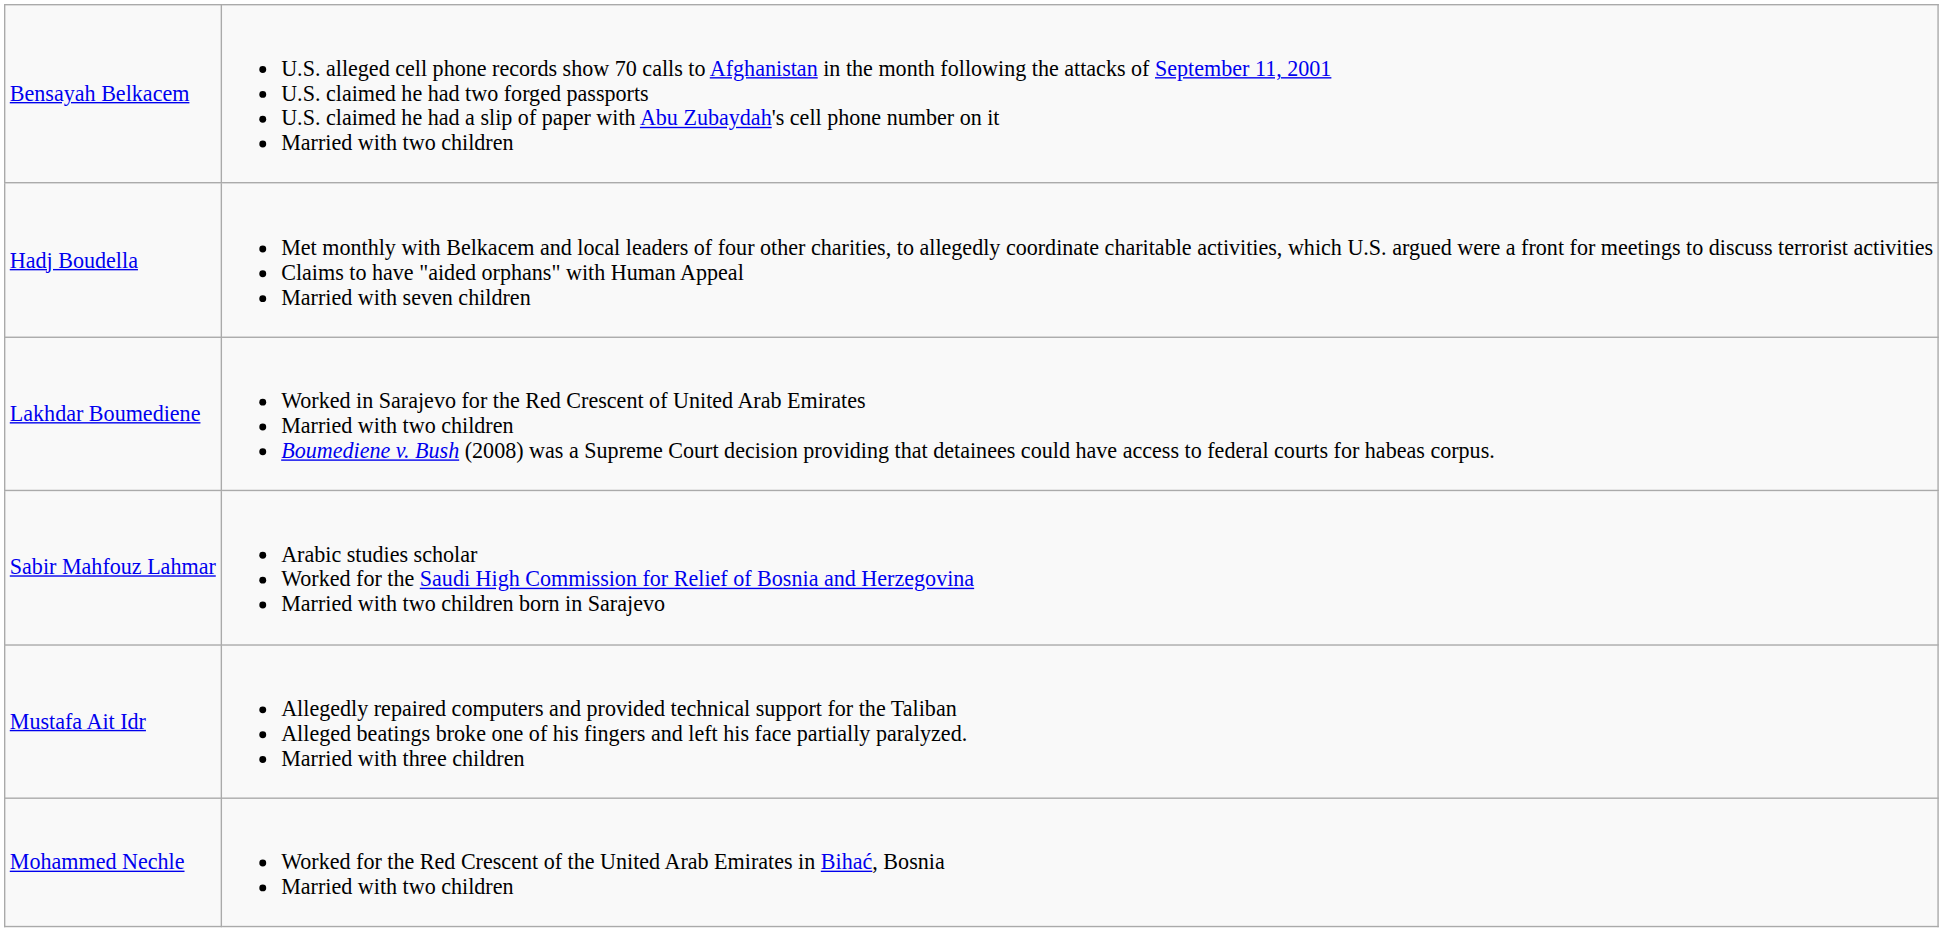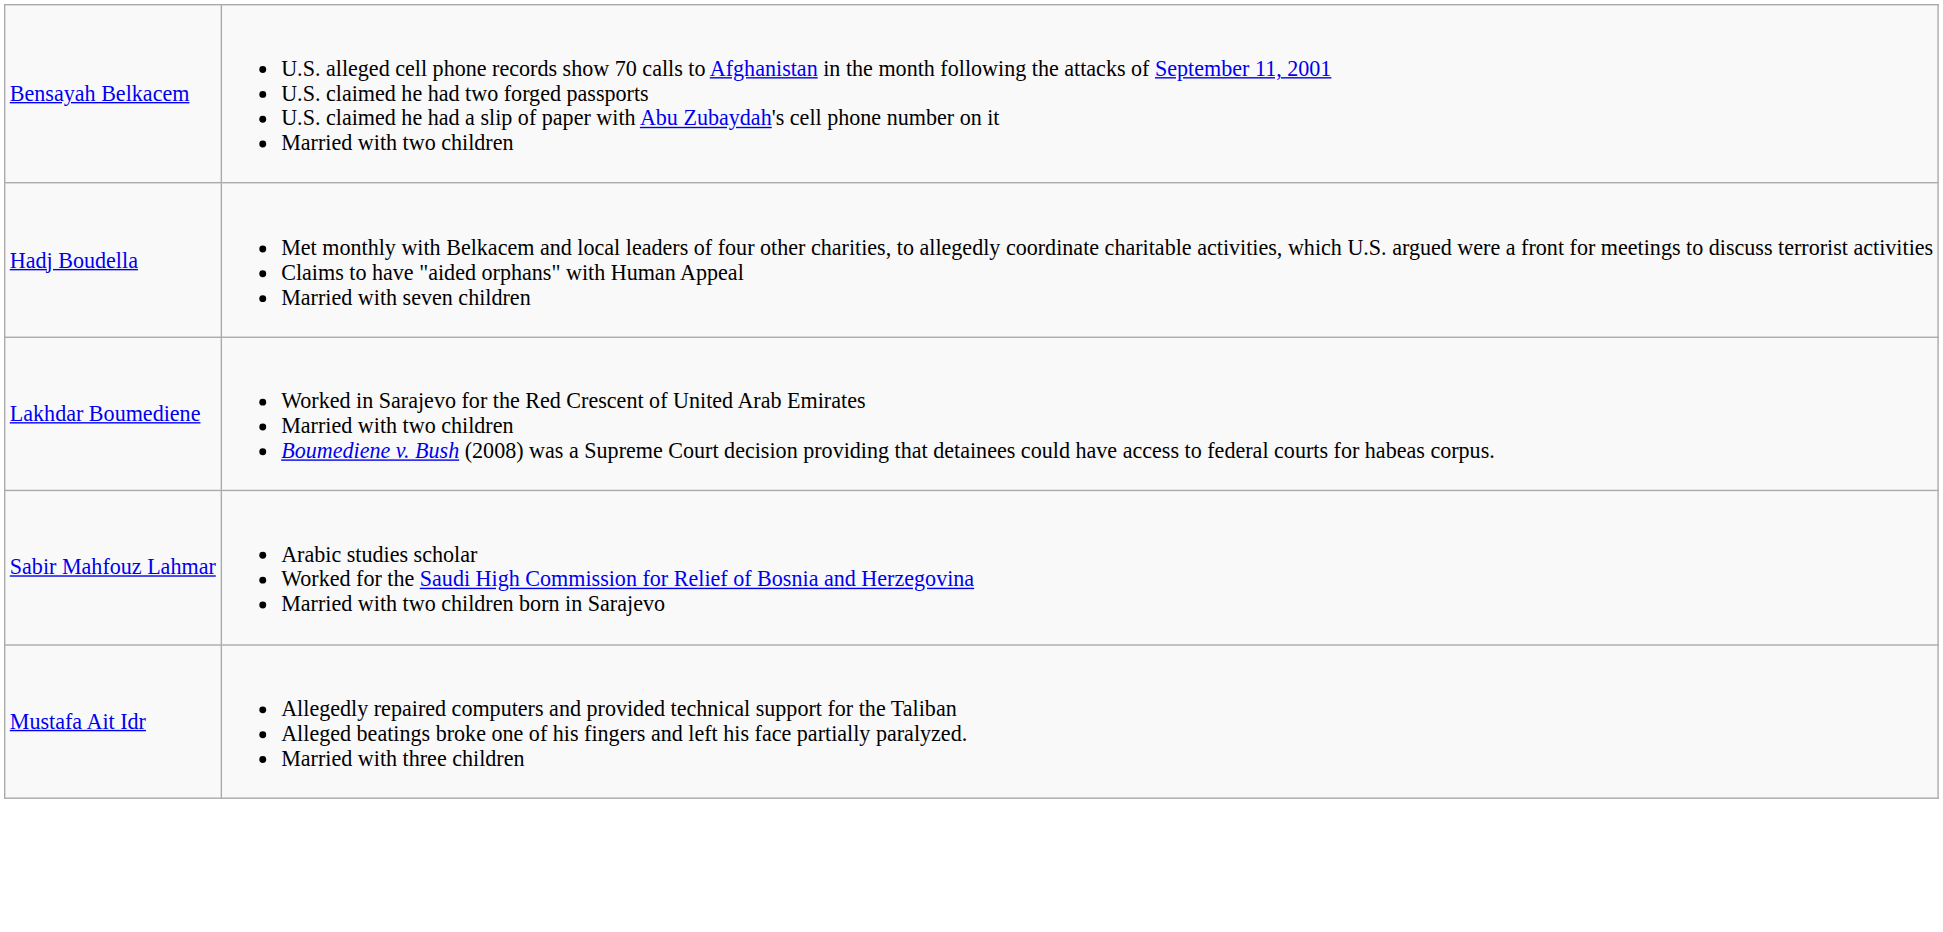- row: (97, 862)
